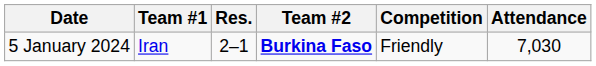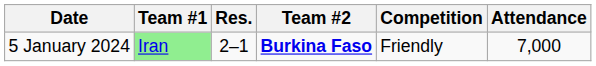(153, 46) no background -> (153, 46) lightgreen background
(539, 46) 7,030 -> (539, 46) 7,000
